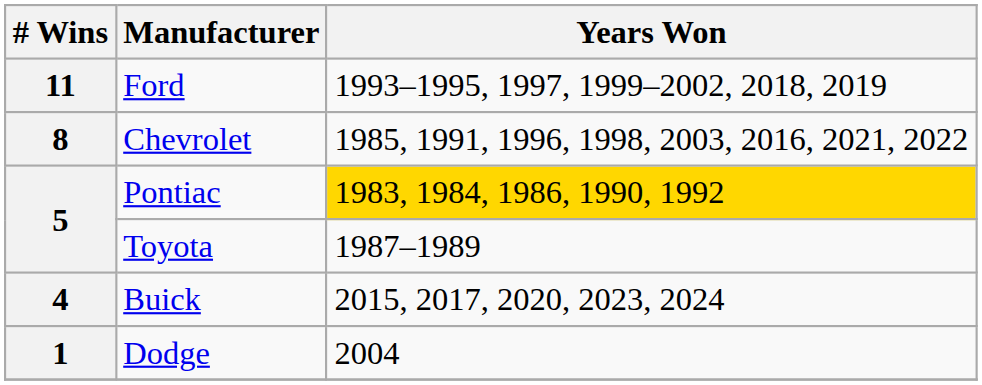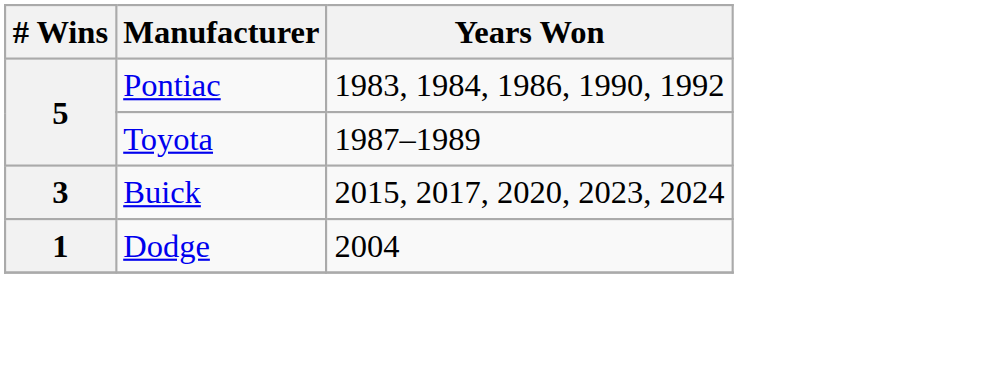- row: (154, 85)
- row: (187, 138)
(530, 192) gold background -> (530, 85) no background
(60, 299) 4 -> (60, 192) 3
